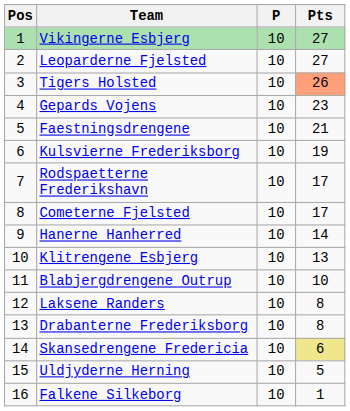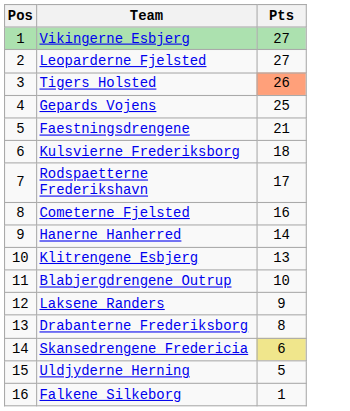- column: (276, 16)
(320, 107) 23 -> (282, 107) 25
(320, 152) 19 -> (282, 152) 18
(320, 213) 17 -> (282, 213) 16
(320, 304) 8 -> (282, 304) 9
